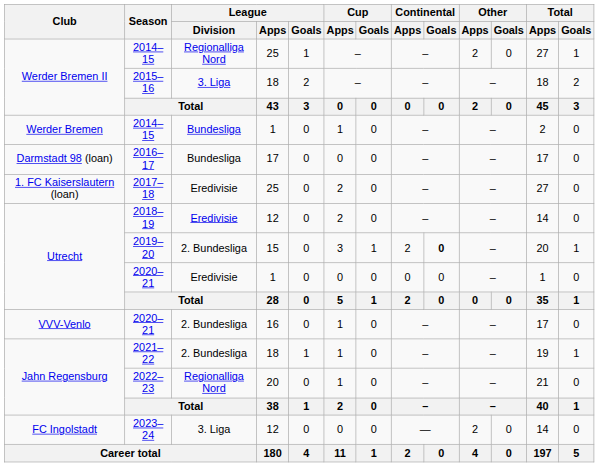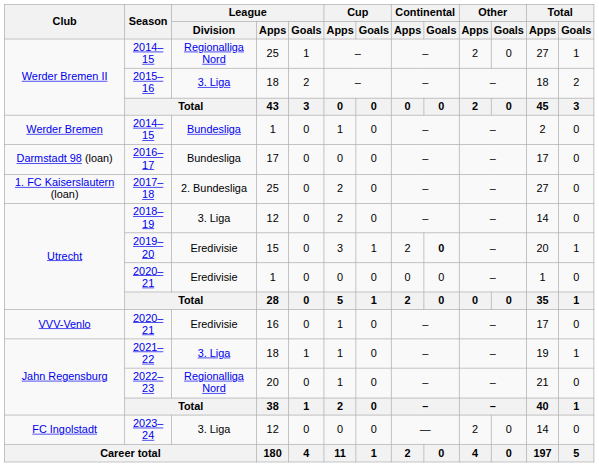(214, 188) Eredivisie -> (214, 188) 2. Bundesliga
(214, 218) Eredivisie -> (214, 218) 3. Liga
(214, 247) 2. Bundesliga -> (214, 247) Eredivisie
(214, 324) 2. Bundesliga -> (214, 324) Eredivisie
(214, 353) 2. Bundesliga -> (214, 353) 3. Liga
